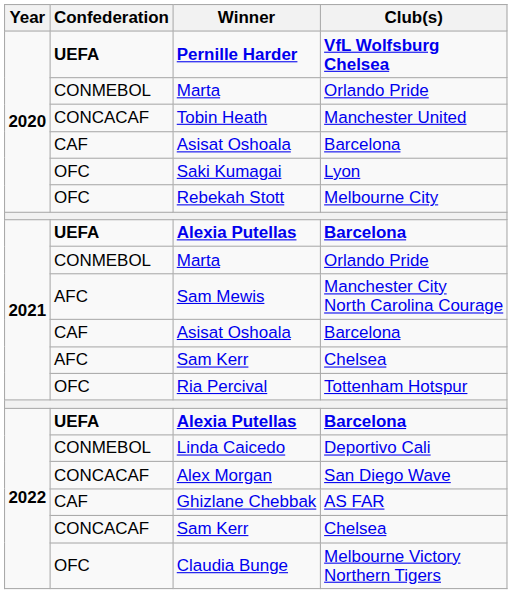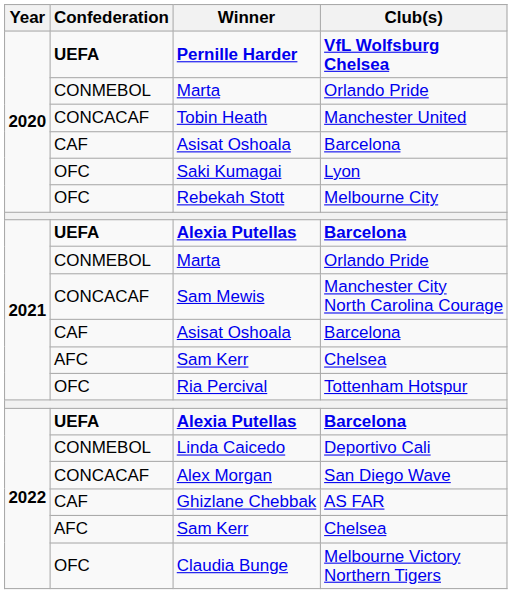(71, 296) AFC -> (102, 296) CONCACAF
(102, 529) CONCACAF -> (71, 529) AFC
